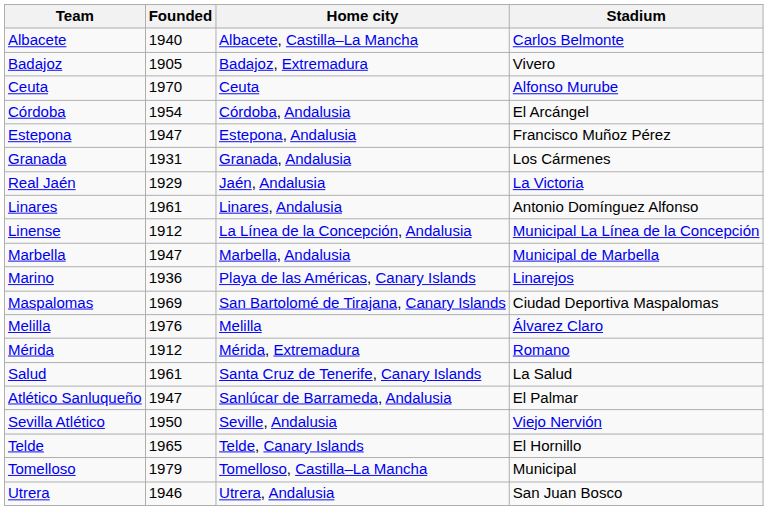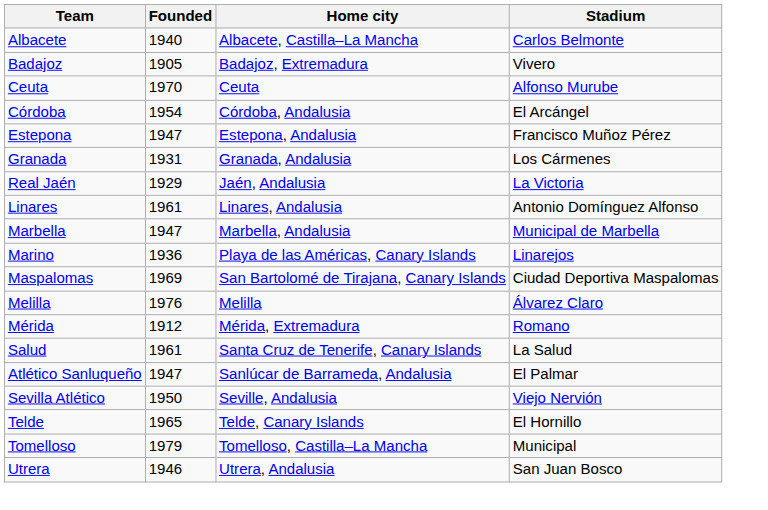- row: (34, 231)
